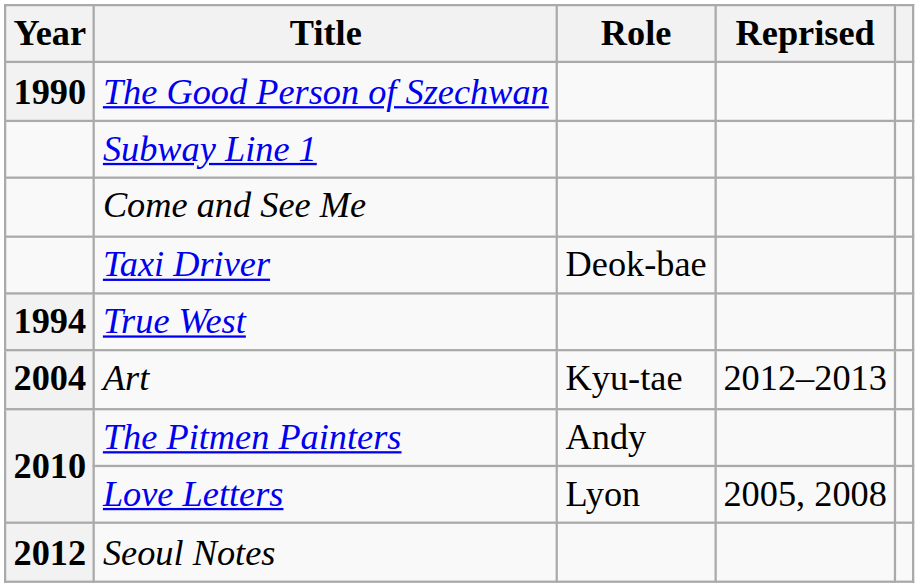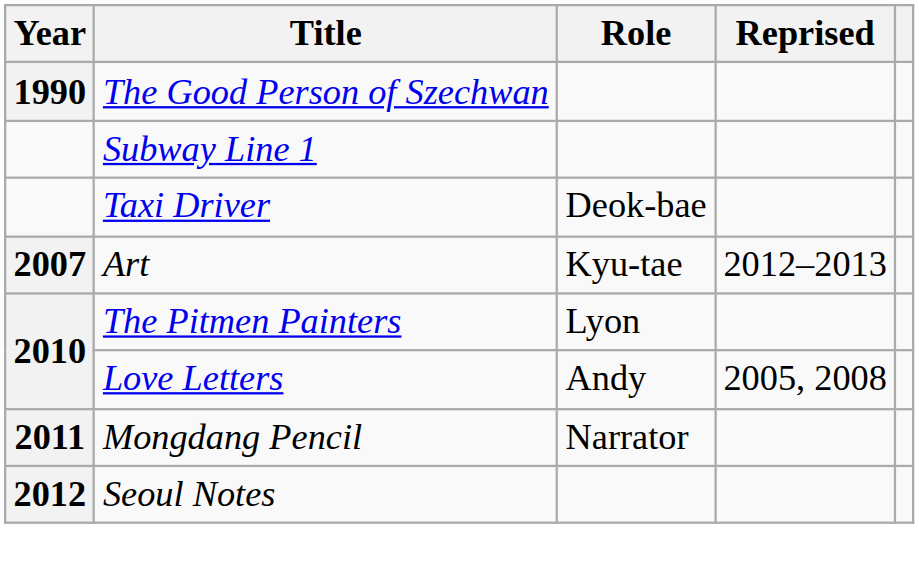- row: (235, 206)
- row: (174, 321)
(50, 378) 2004 -> (50, 263) 2007
(606, 436) Andy -> (603, 321) Lyon
(603, 494) Lyon -> (606, 378) Andy
+ row: (233, 436)
